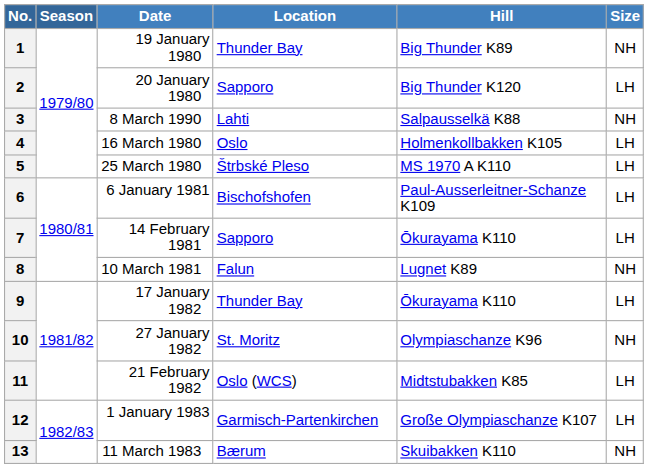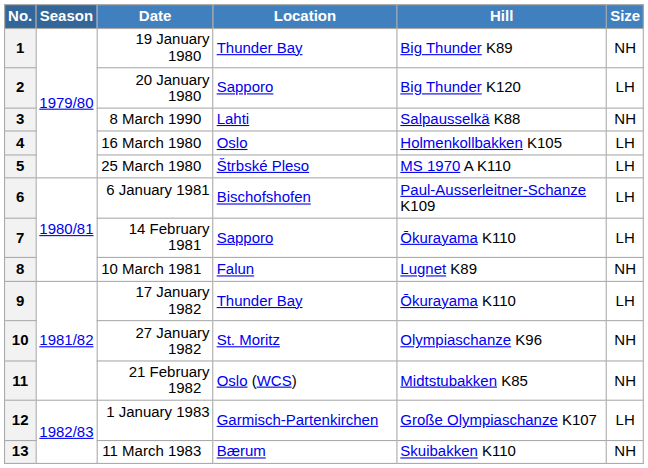(625, 380) LH -> (625, 380) NH
